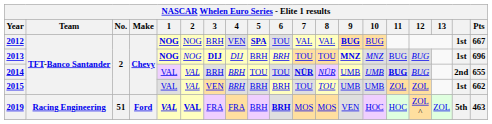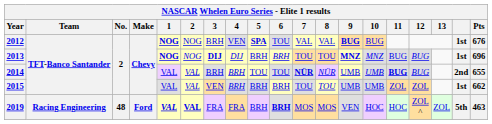(479, 41) 667 -> (479, 41) 676
(121, 107) 51 -> (121, 107) 48
